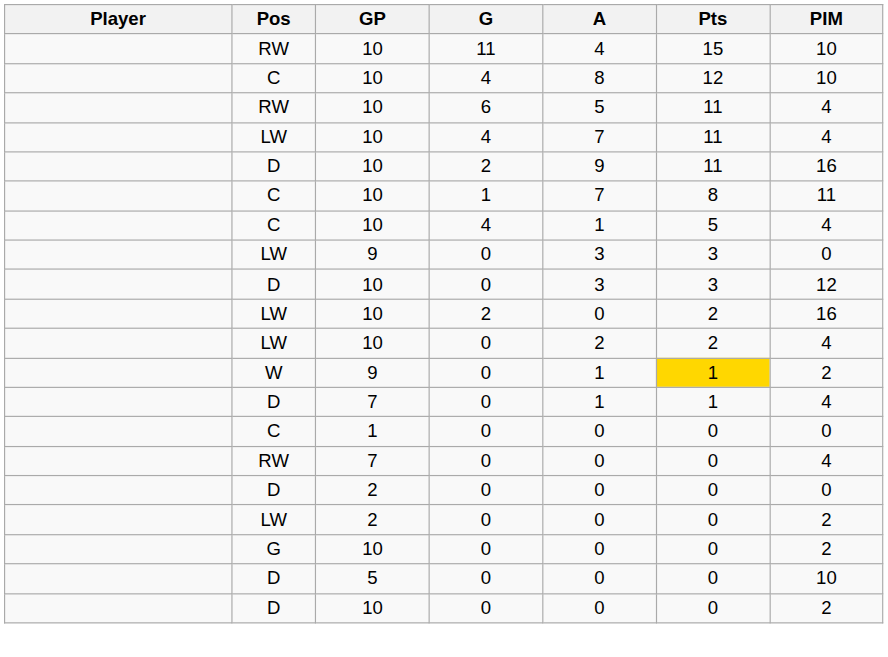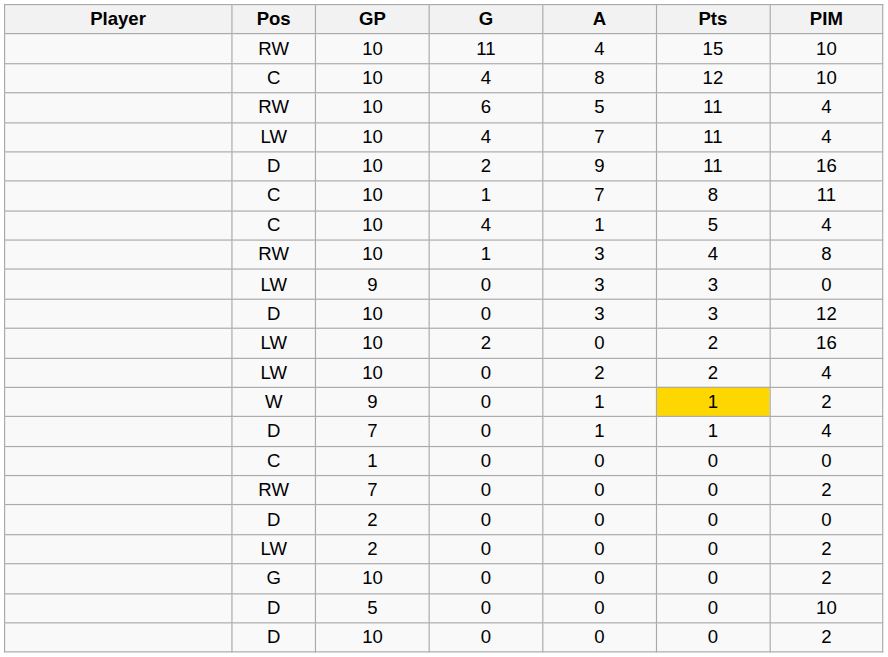+ row: (274, 254)
(826, 460) 4 -> (826, 490) 2
